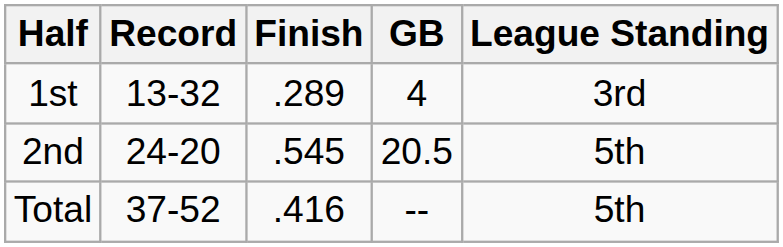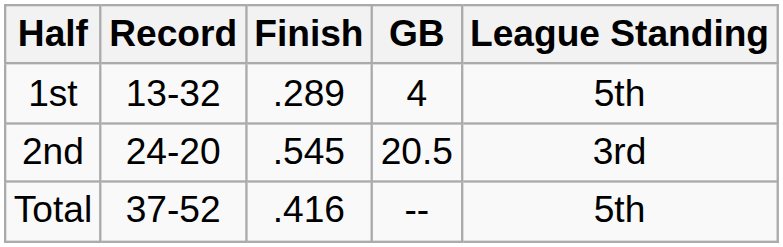(620, 92) 3rd -> (620, 92) 5th
(620, 151) 5th -> (620, 151) 3rd
